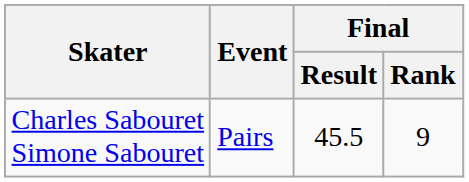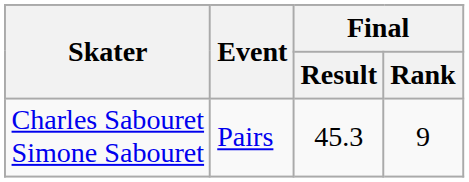(339, 137) 45.5 -> (339, 137) 45.3
